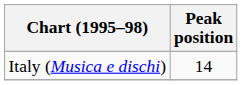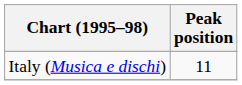(204, 65) 14 -> (204, 65) 11
